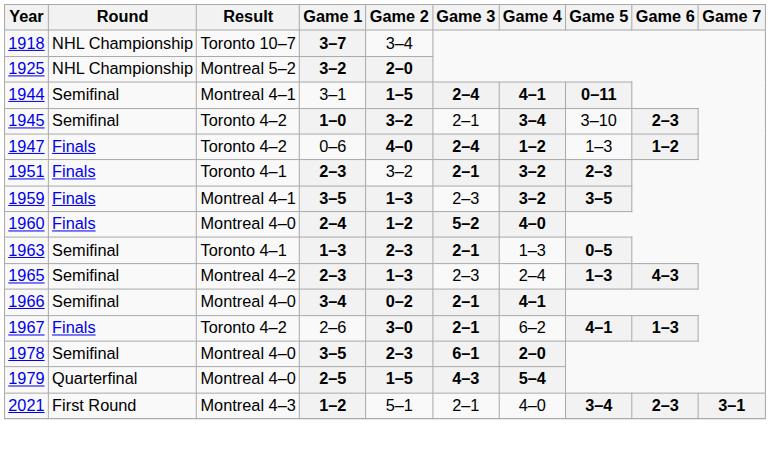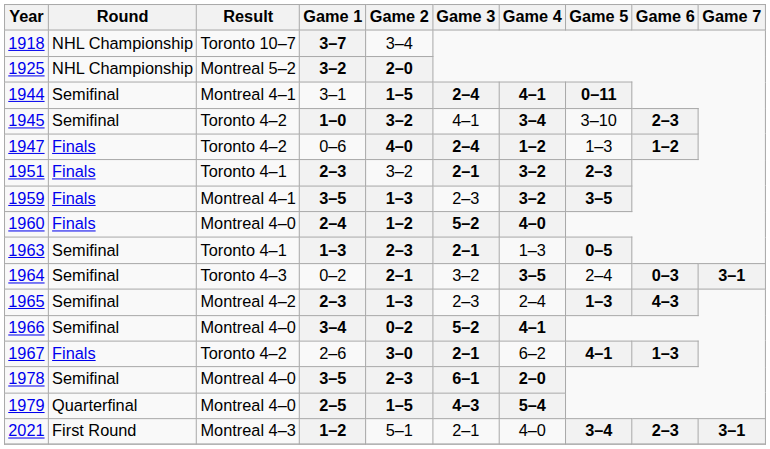(466, 120) 2–1 -> (466, 120) 4–1
+ row: (26, 276)
(466, 302) 2–1 -> (466, 328) 5–2
